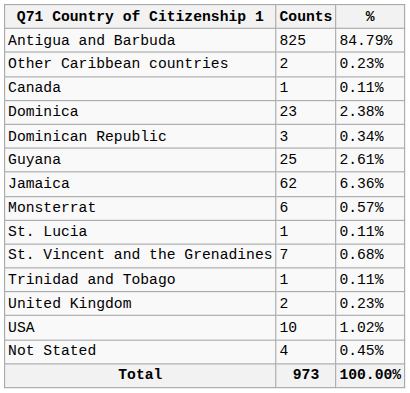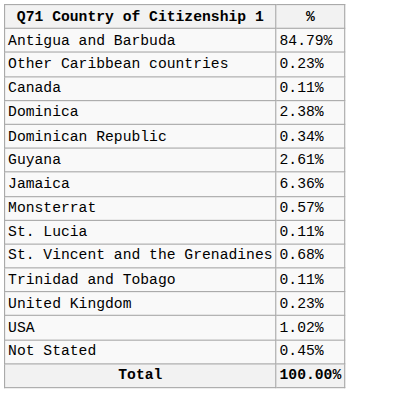- column: (306, 17)
